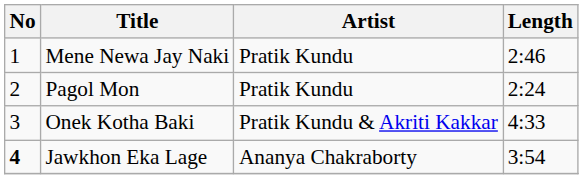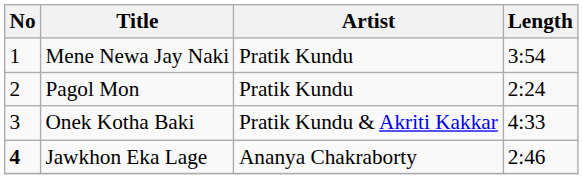(527, 55) 2:46 -> (527, 55) 3:54
(527, 156) 3:54 -> (527, 156) 2:46
